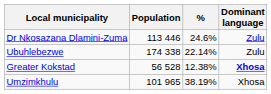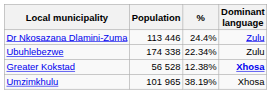(203, 37) 24.6% -> (203, 37) 24.4%
(201, 52) 22.14% -> (201, 52) 22.34%
